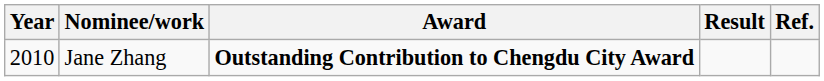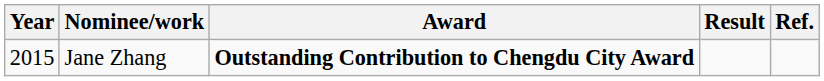(32, 57) 2010 -> (32, 57) 2015
